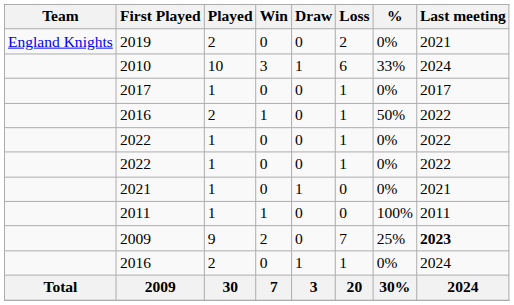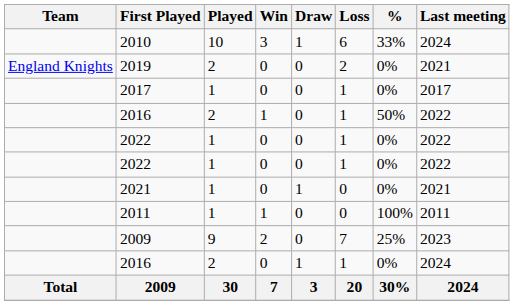rows swapped: (135, 66) <-> (135, 41)
(436, 238) bold -> (436, 238) normal
